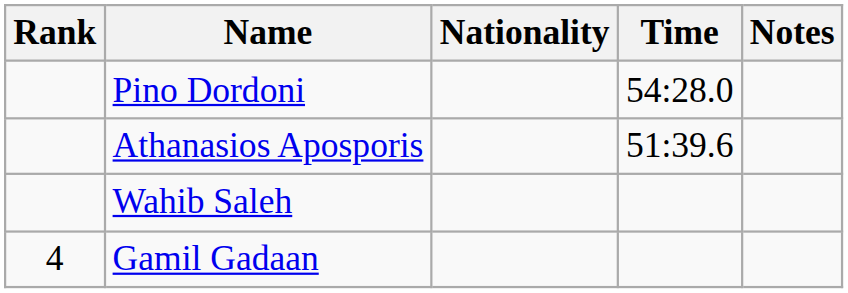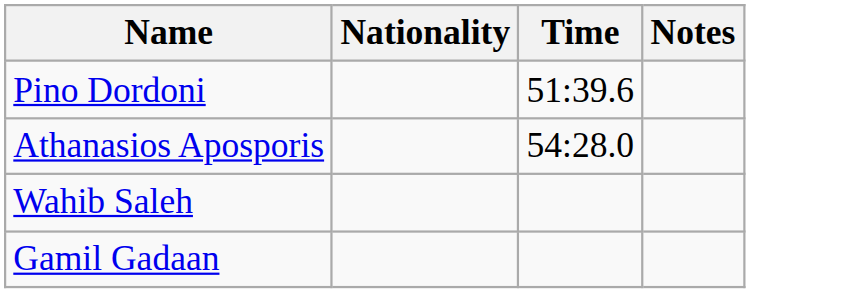- column: (55, 32)
(680, 88) 54:28.0 -> (580, 88) 51:39.6
(680, 145) 51:39.6 -> (580, 145) 54:28.0
